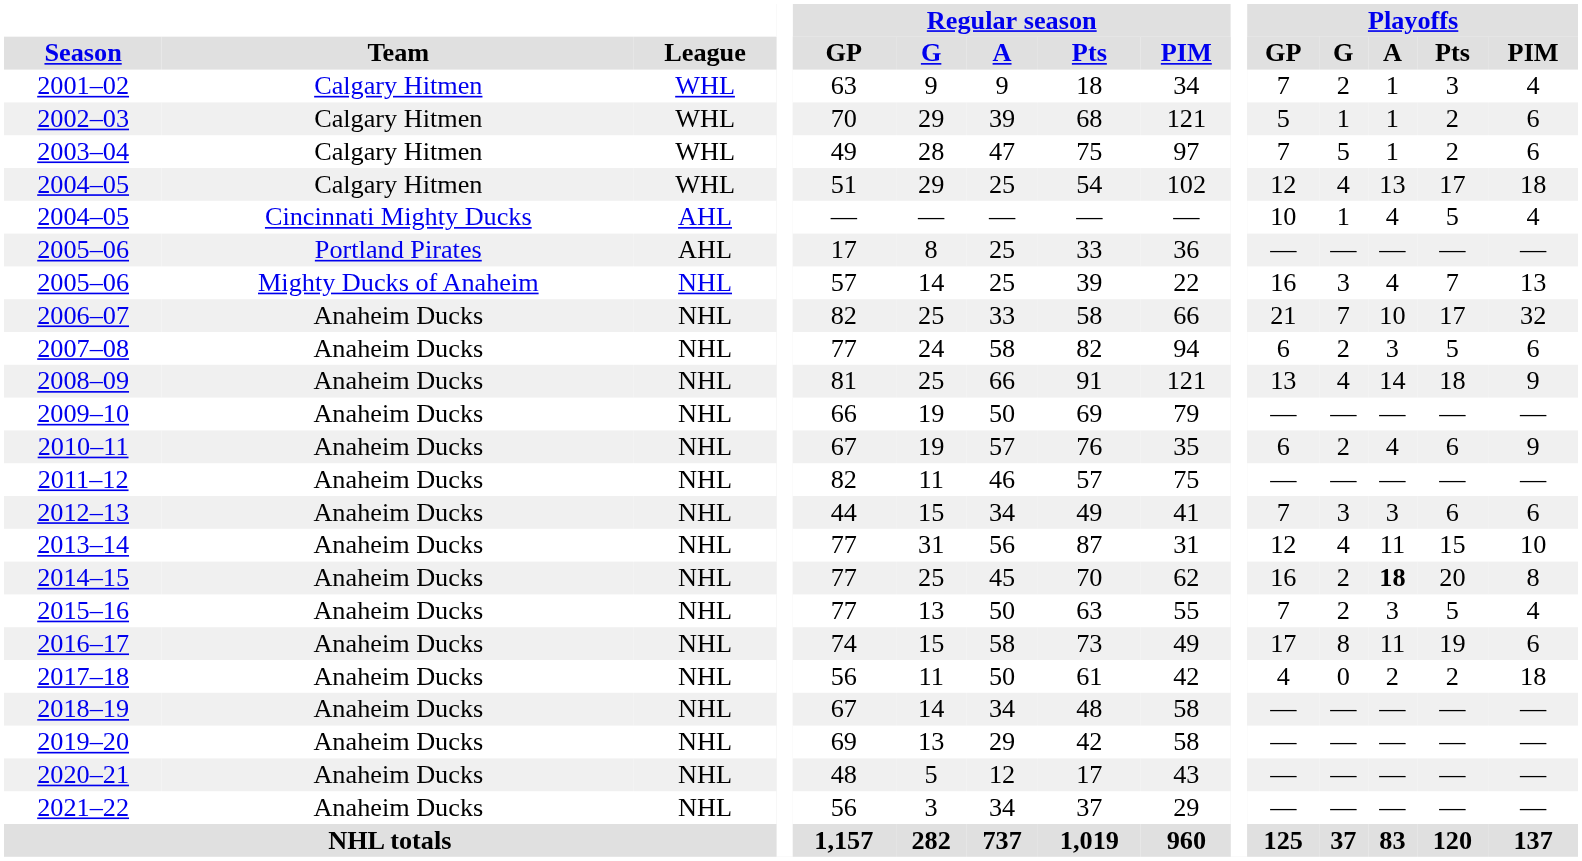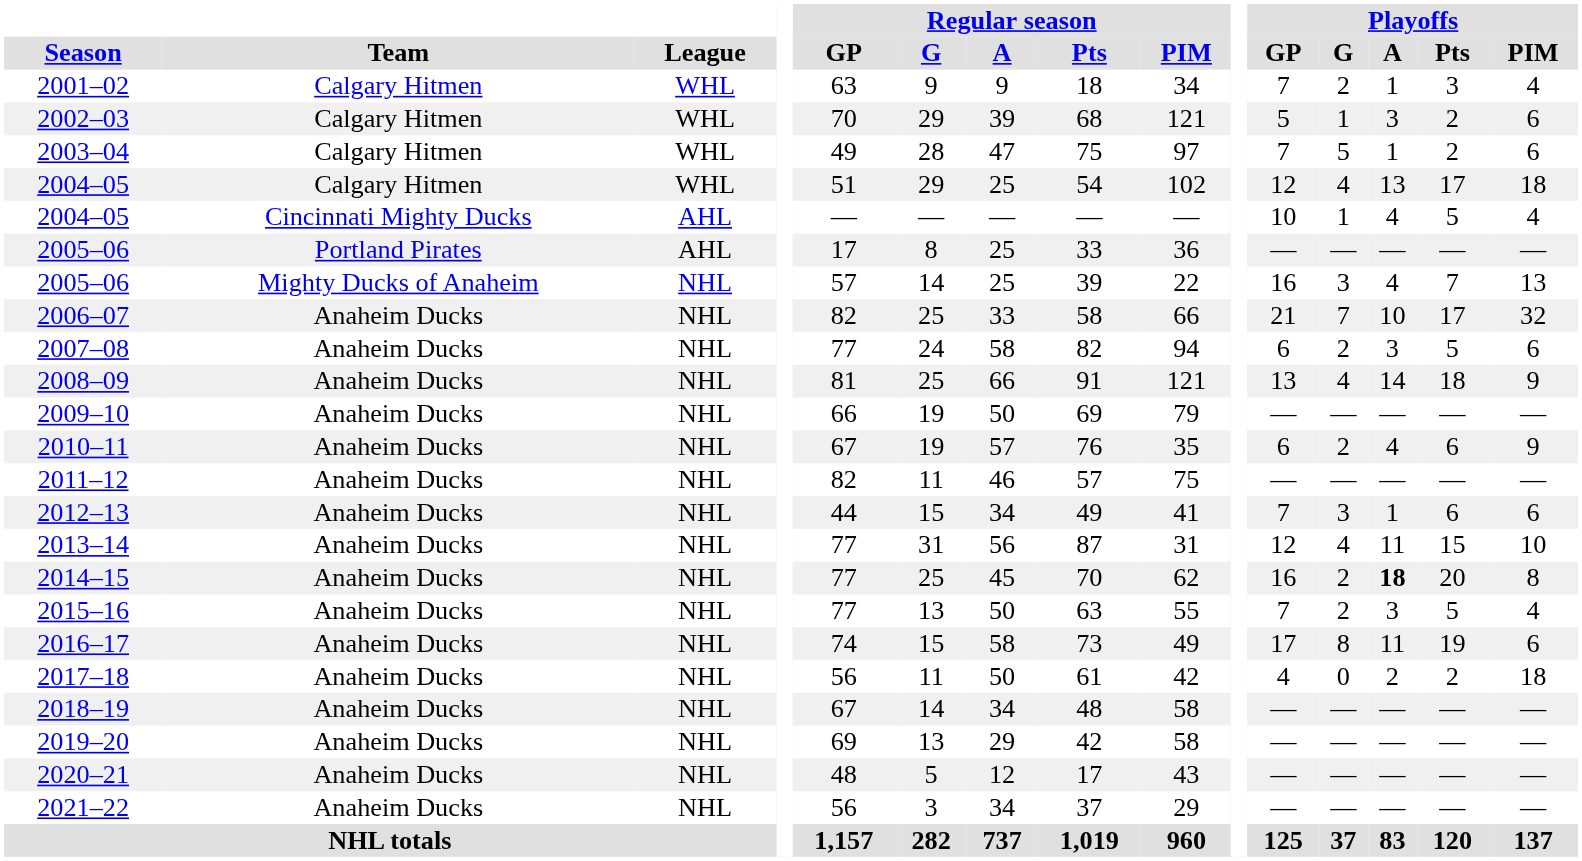(1392, 118) 1 -> (1392, 118) 3
(1392, 512) 3 -> (1392, 512) 1
